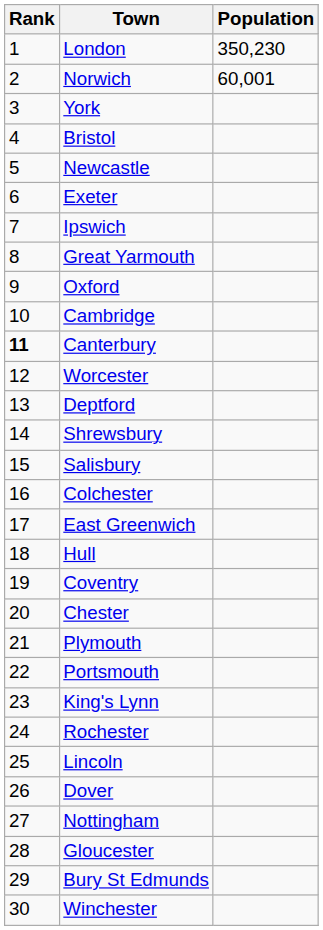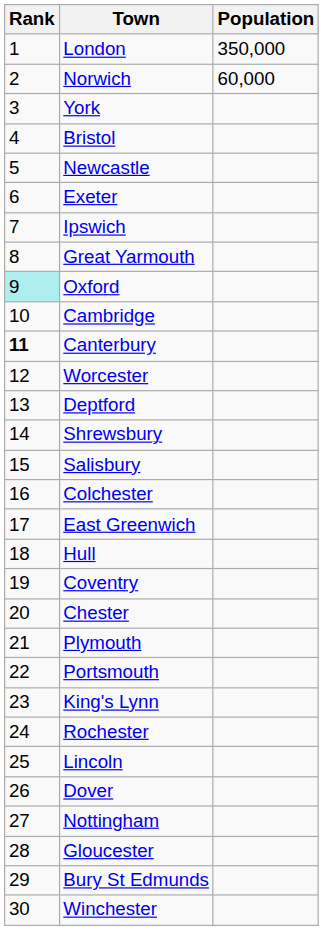(251, 49) 350,230 -> (251, 49) 350,000
(246, 78) 60,001 -> (246, 78) 60,000
(14, 286) no background -> (14, 286) paleturquoise background
